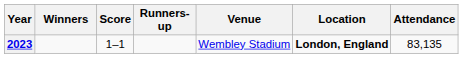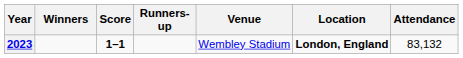(115, 44) normal -> (115, 44) bold
(424, 44) 83,135 -> (424, 44) 83,132
